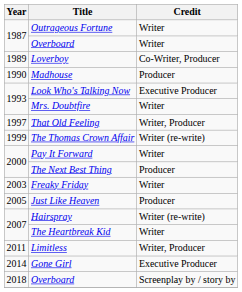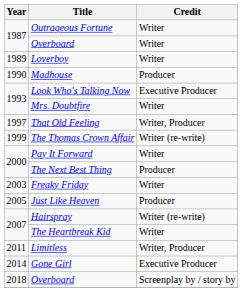(179, 59) Co-Writer, Producer -> (152, 59) Writer
